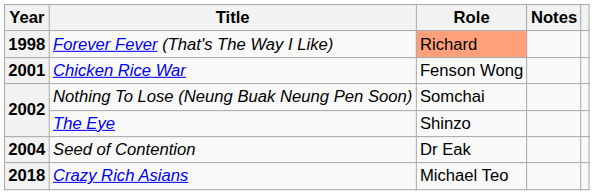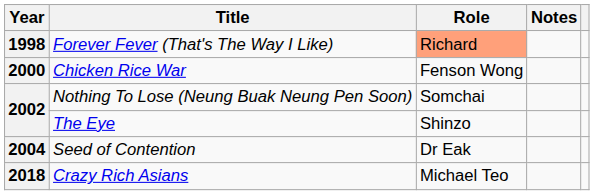(27, 70) 2001 -> (27, 70) 2000
